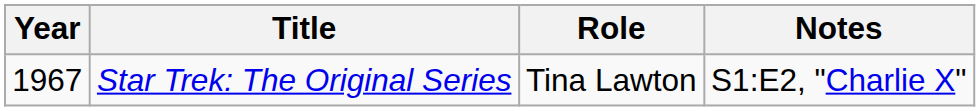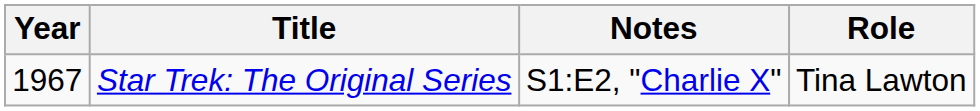columns swapped: (611, 29) <-> (839, 29)
